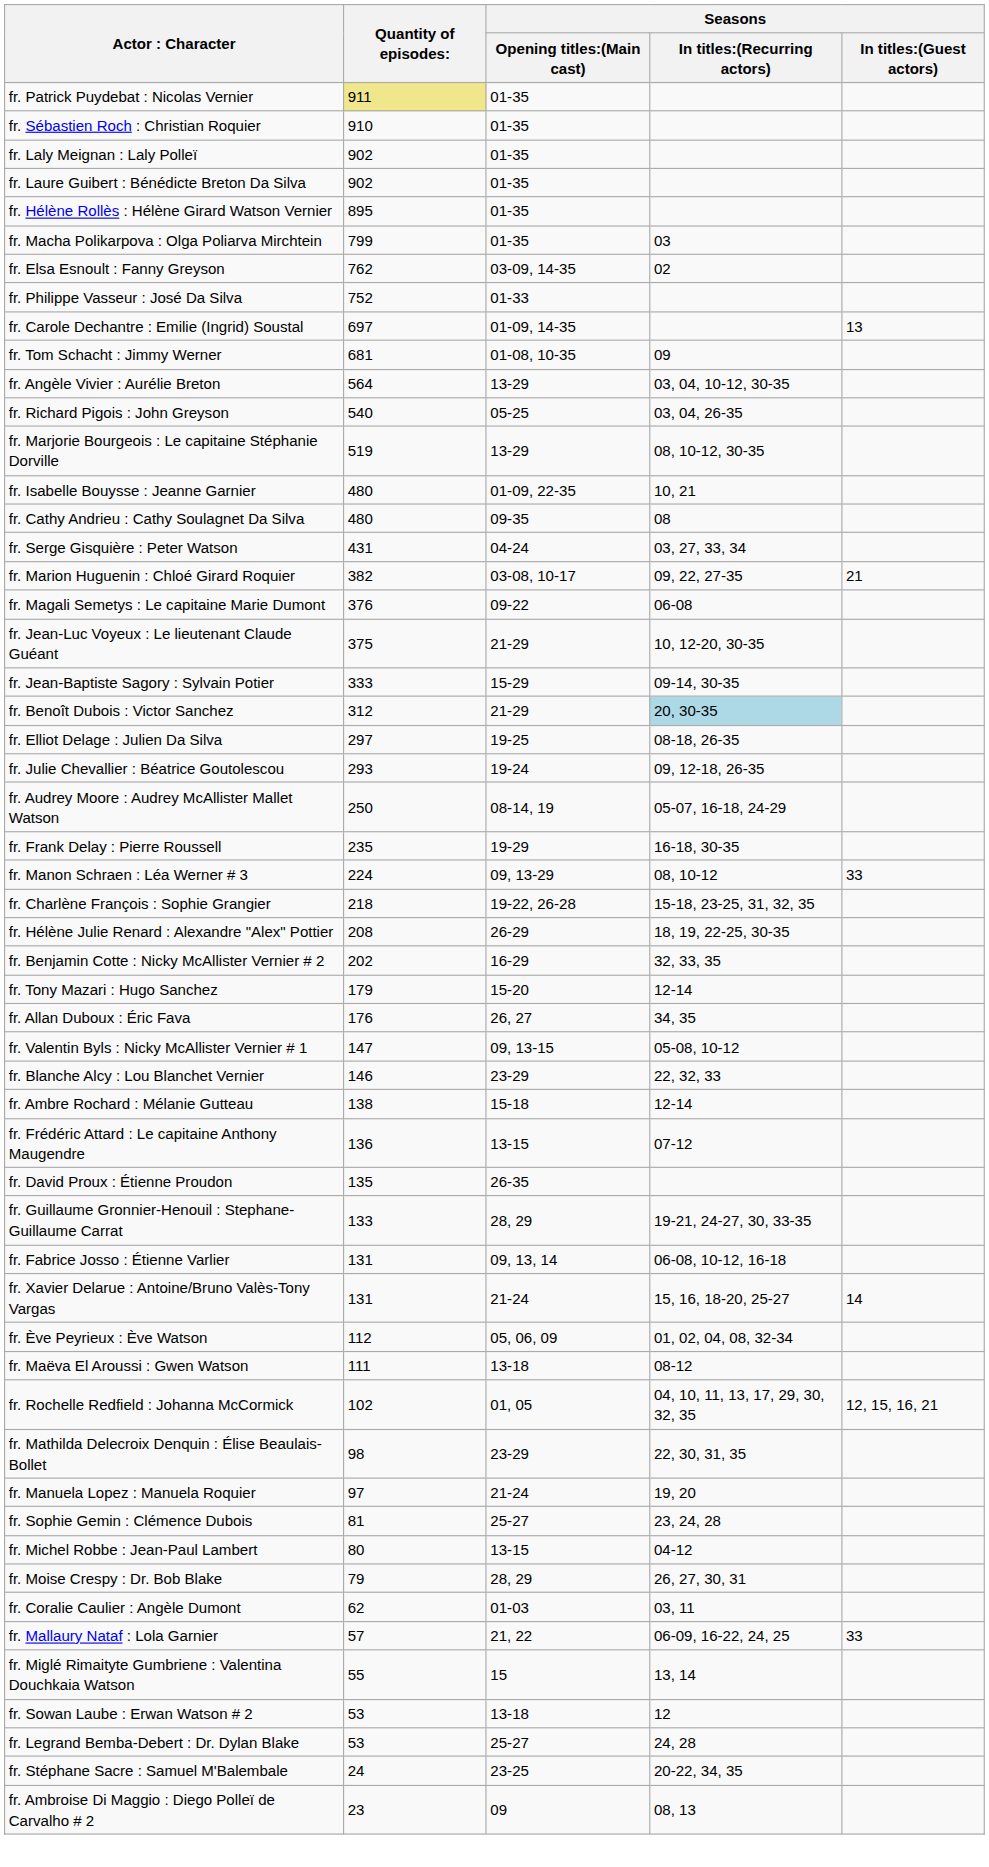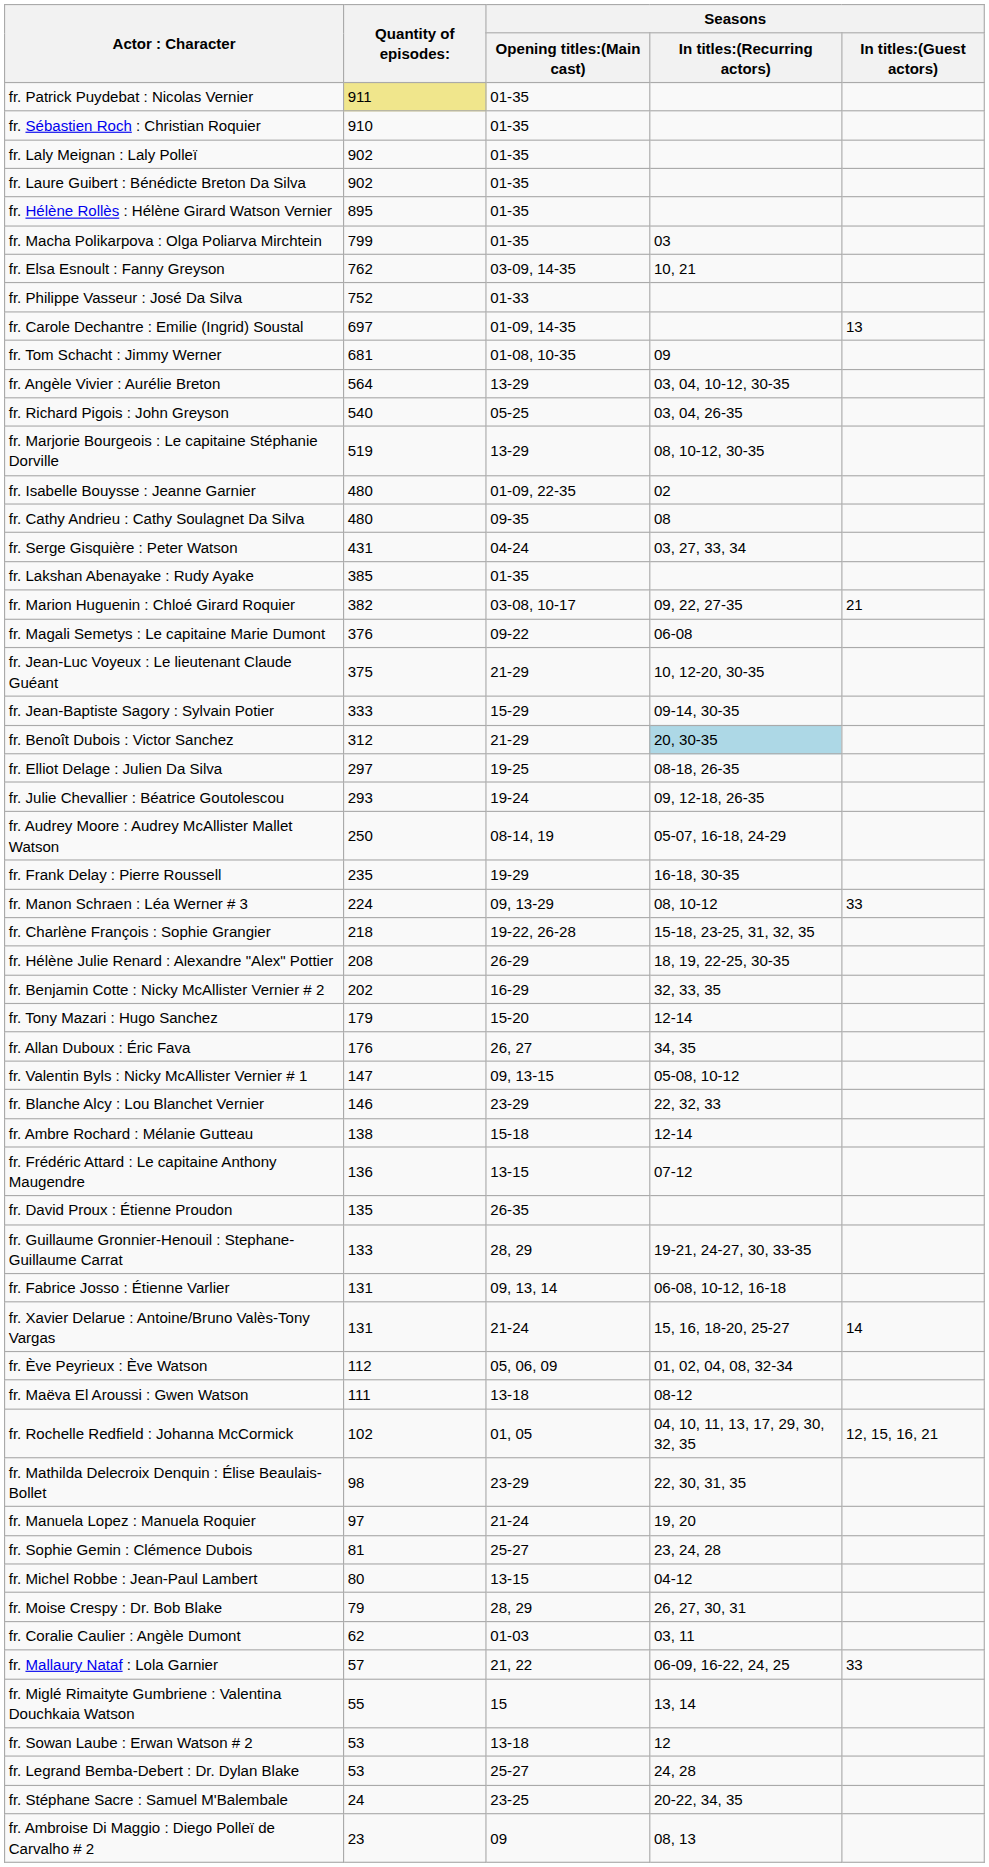(662, 269) 02 -> (675, 269) 10, 21
(675, 490) 10, 21 -> (662, 490) 02
+ row: (131, 576)
